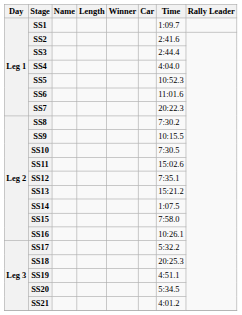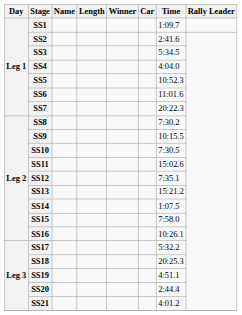(169, 52) 2:44.4 -> (169, 52) 5:34.5
(169, 289) 5:34.5 -> (169, 289) 2:44.4
